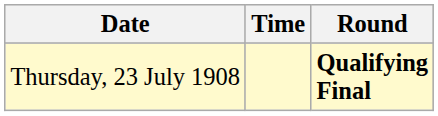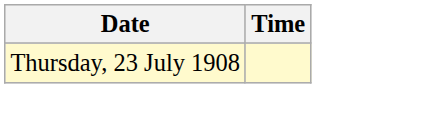- column: (372, 23)
